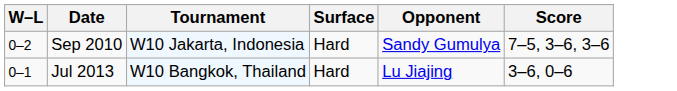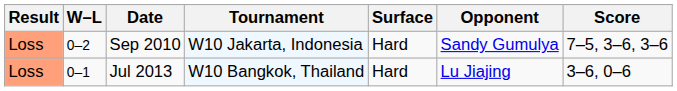+ column: (34, 17)
